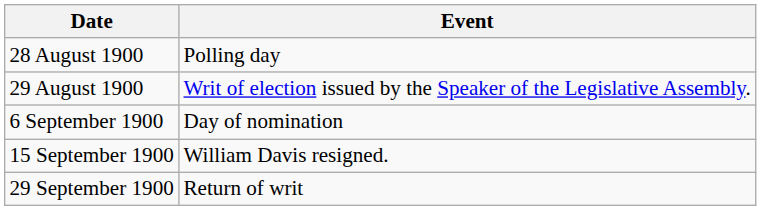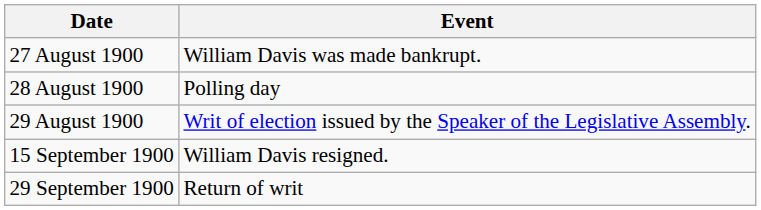+ row: (76, 54)
- row: (86, 121)
